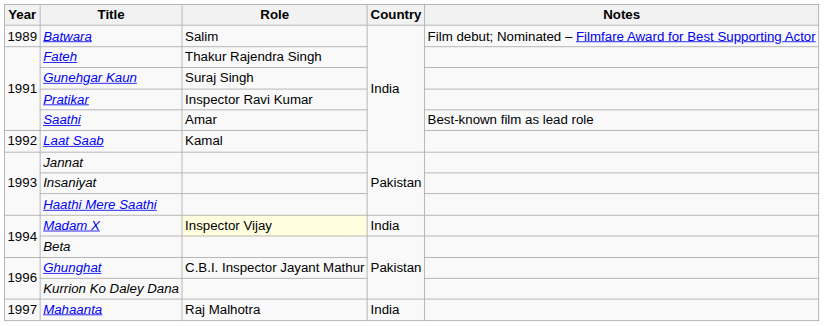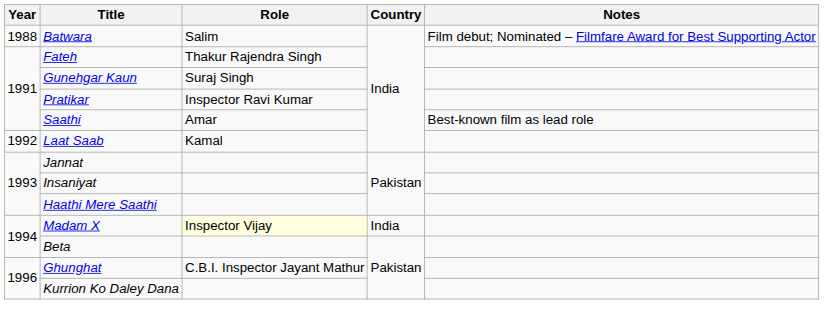(22, 36) 1989 -> (22, 36) 1988
- row: (73, 309)
